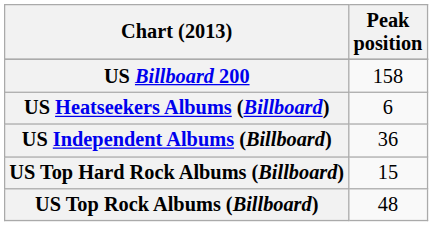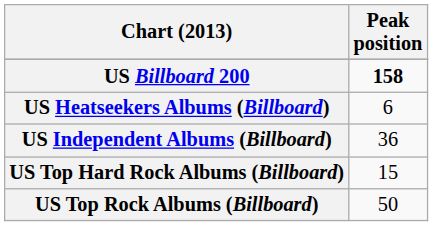(388, 75) normal -> (388, 75) bold
(388, 204) 48 -> (388, 204) 50
